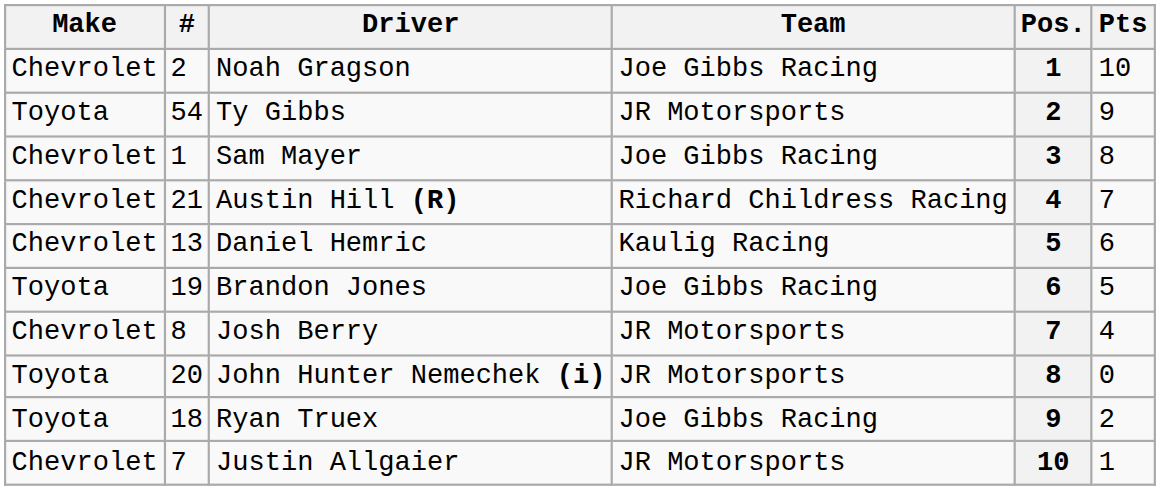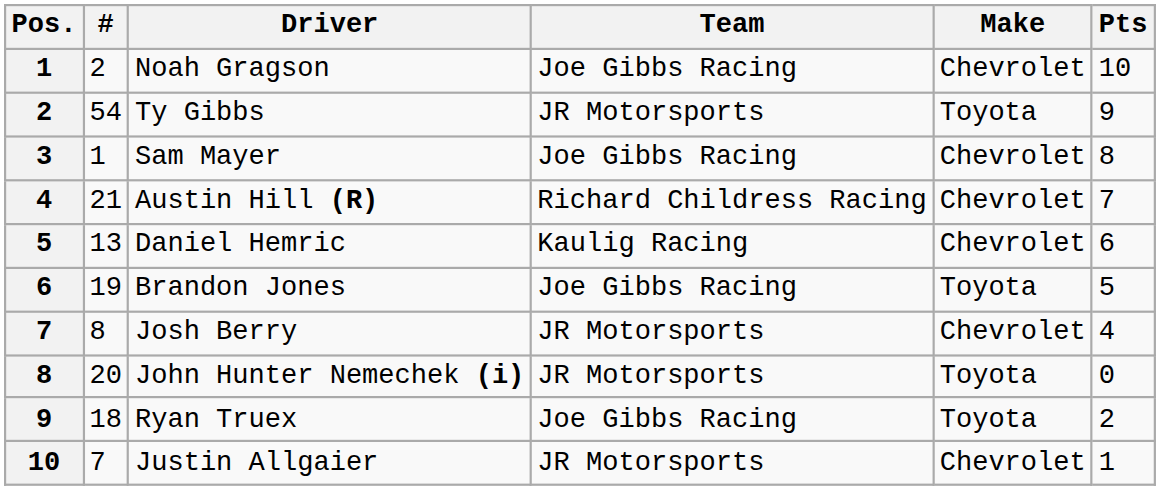columns swapped: (1053, 27) <-> (85, 27)
